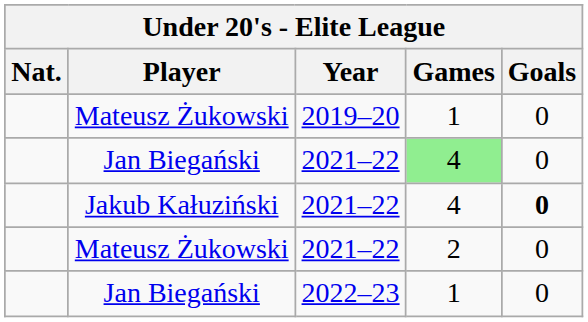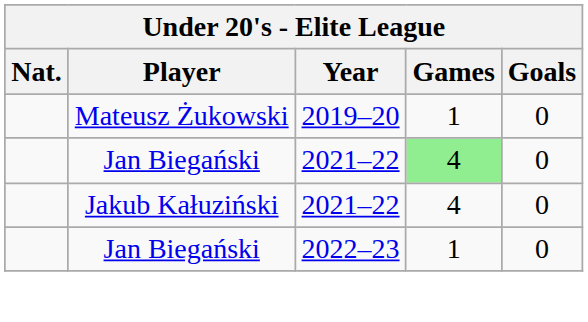(542, 204) bold -> (542, 204) normal
- row: (182, 248)
